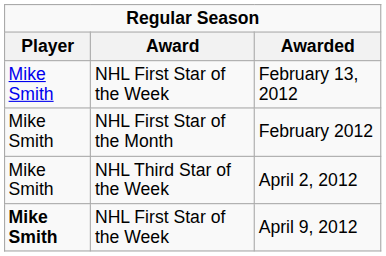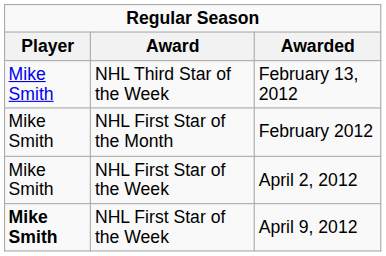(160, 84) NHL First Star of the Week -> (163, 84) NHL Third Star of the Week
(163, 179) NHL Third Star of the Week -> (160, 179) NHL First Star of the Week
